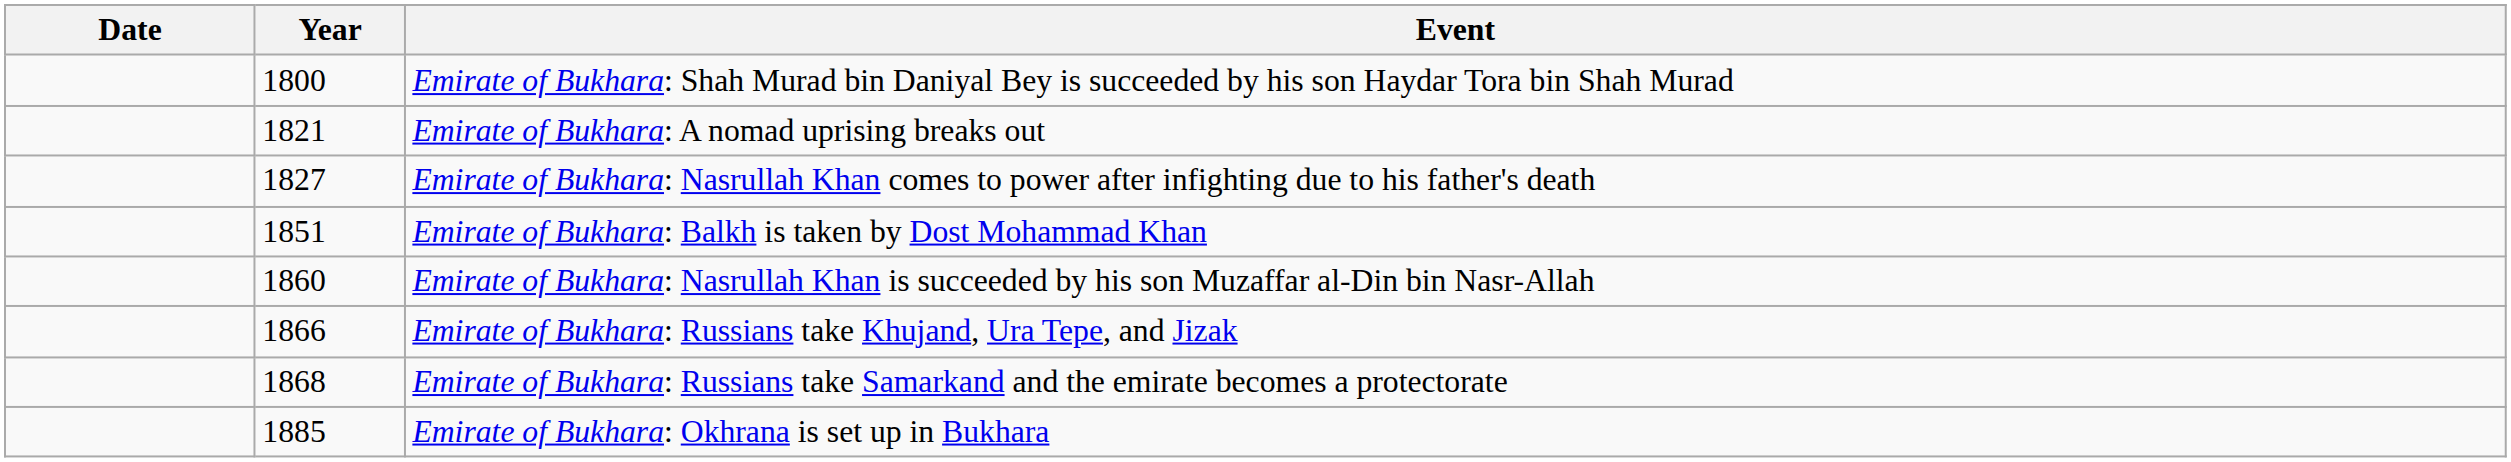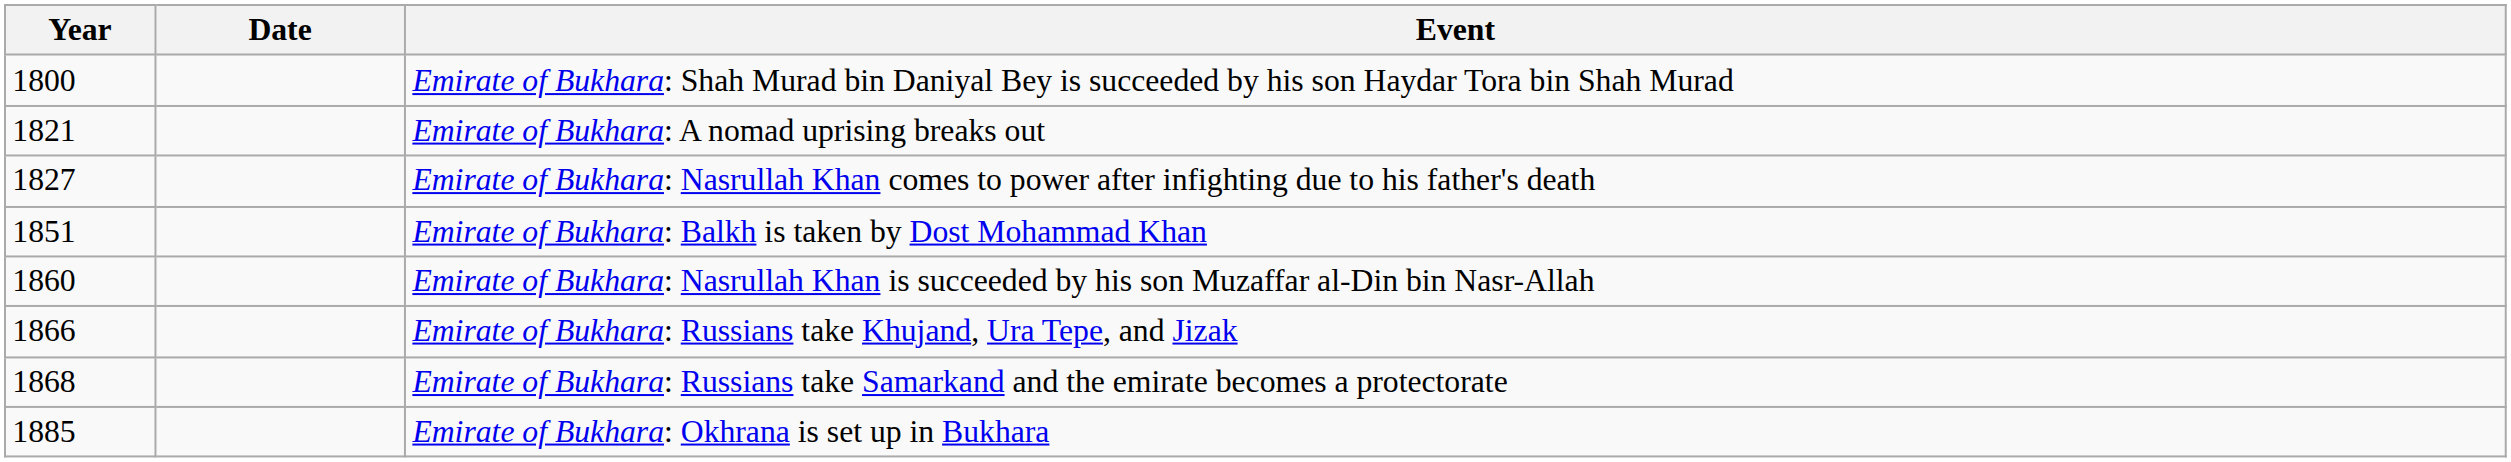columns swapped: (330, 29) <-> (130, 29)
